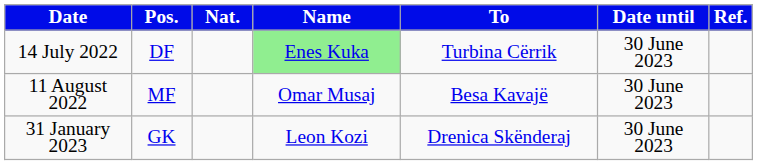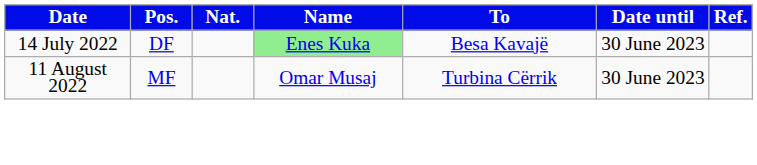(499, 51) Turbina Cërrik -> (500, 43) Besa Kavajë
(499, 94) Besa Kavajë -> (500, 77) Turbina Cërrik
- row: (68, 137)
